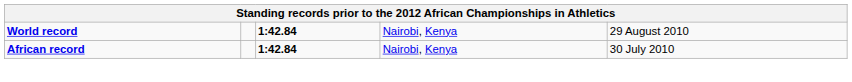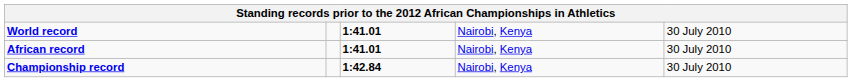(277, 31) 1:42.84 -> (362, 31) 1:41.01
(649, 31) 29 August 2010 -> (699, 31) 30 July 2010
(277, 49) 1:42.84 -> (362, 49) 1:41.01
+ row: (66, 67)
